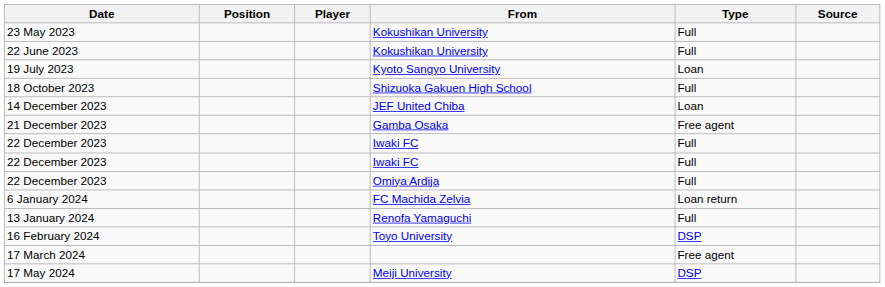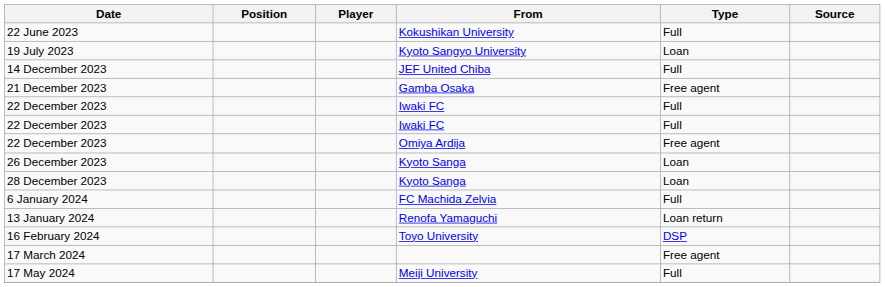- row: (41, 32)
- row: (51, 88)
(690, 106) Loan -> (672, 69) Full
(687, 181) Full -> (691, 144) Free agent
+ row: (57, 162)
+ row: (57, 181)
(707, 199) Loan return -> (672, 199) Full
(687, 218) Full -> (693, 218) Loan return
(689, 273) DSP -> (672, 273) Full
